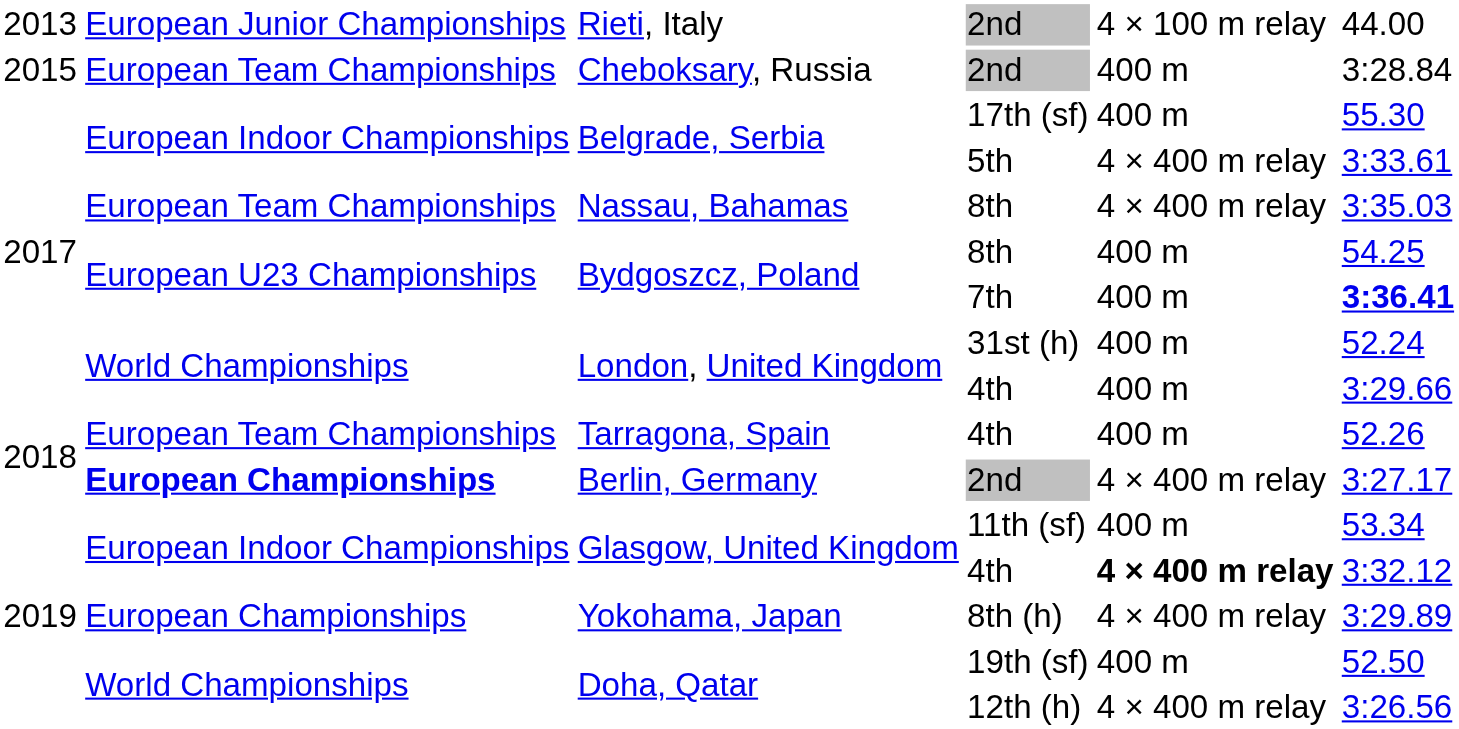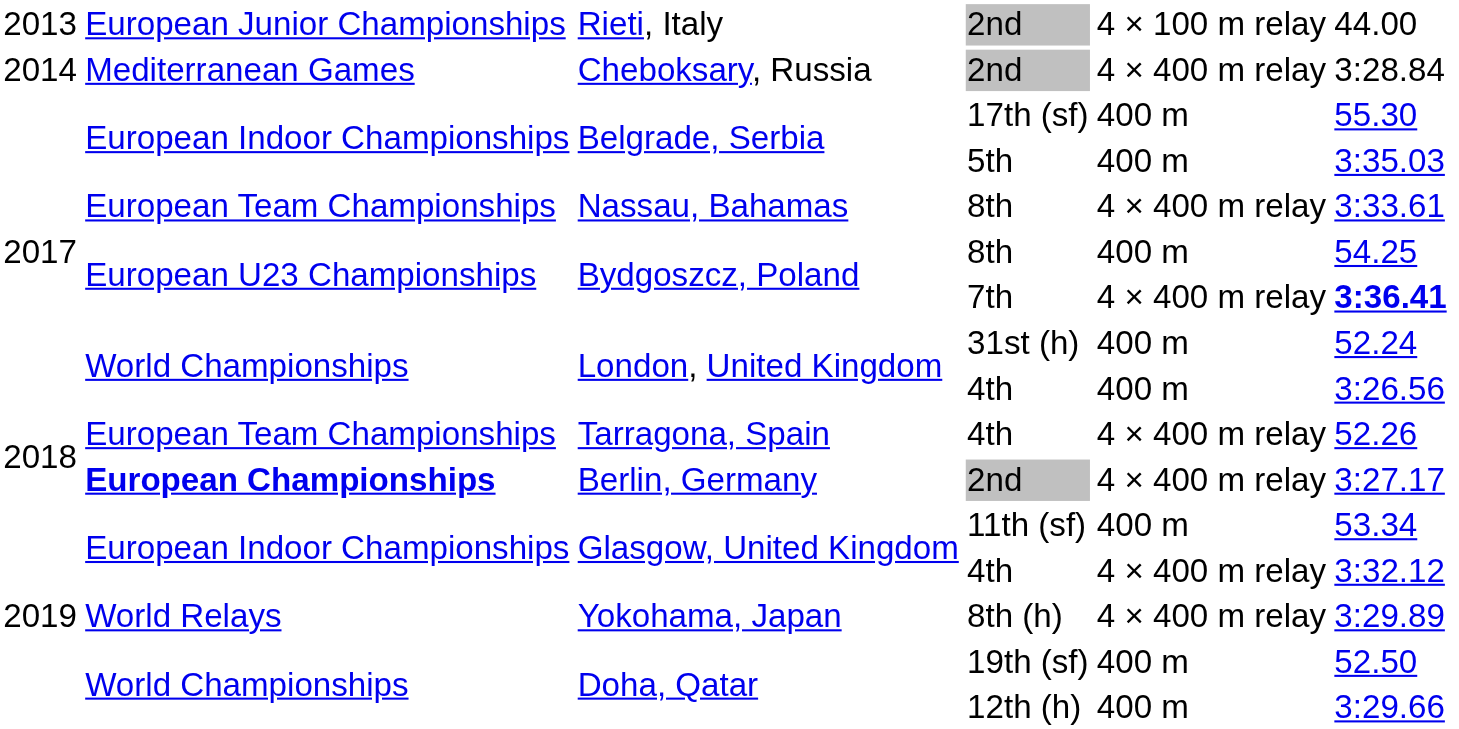(40, 69) 2015 -> (40, 69) 2014
(321, 69) European Team Championships -> (250, 69) Mediterranean Games
(1143, 69) 400 m -> (1211, 69) 4 × 400 m relay
(1211, 160) 4 × 400 m relay -> (1143, 160) 400 m
(1397, 160) 3:33.61 -> (1390, 160) 3:35.03
(1397, 206) 3:35.03 -> (1390, 206) 3:33.61
(1143, 297) 400 m -> (1211, 297) 4 × 400 m relay
(1397, 388) 3:29.66 -> (1390, 388) 3:26.56
(1143, 434) 400 m -> (1211, 434) 4 × 400 m relay
(1215, 570) bold -> (1211, 570) normal
(276, 616) European Championships -> (183, 616) World Relays
(1211, 707) 4 × 400 m relay -> (1143, 707) 400 m
(1397, 707) 3:26.56 -> (1390, 707) 3:29.66
